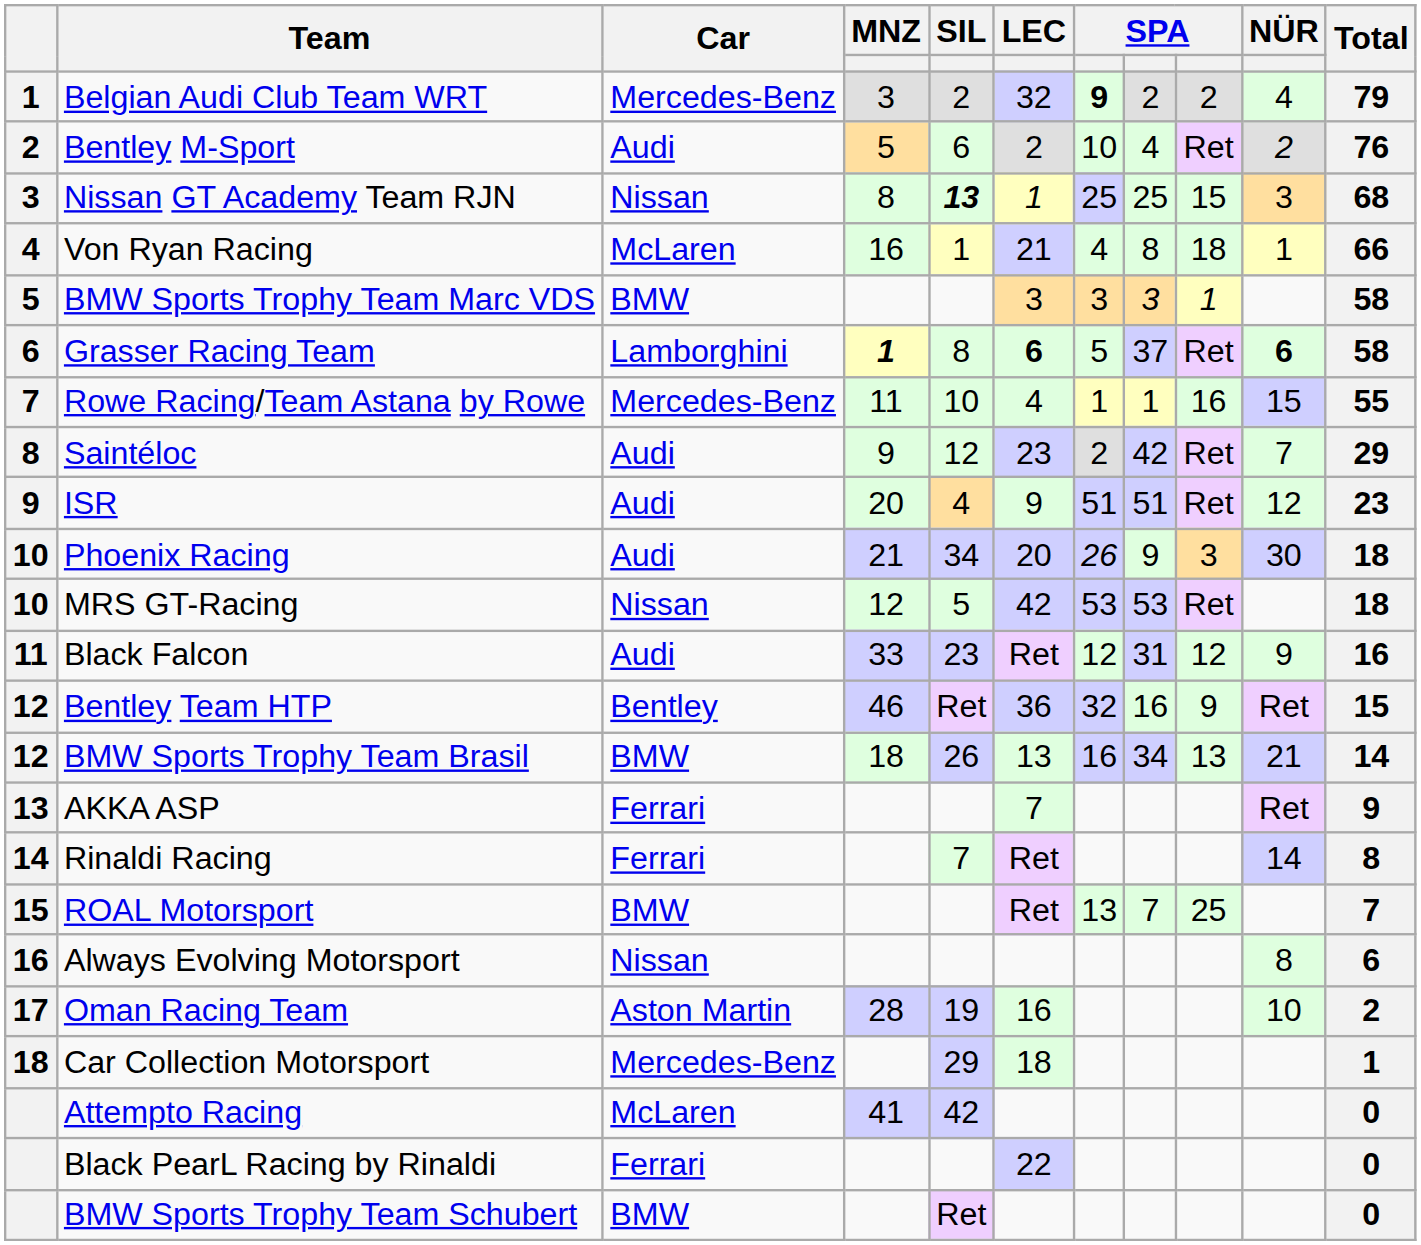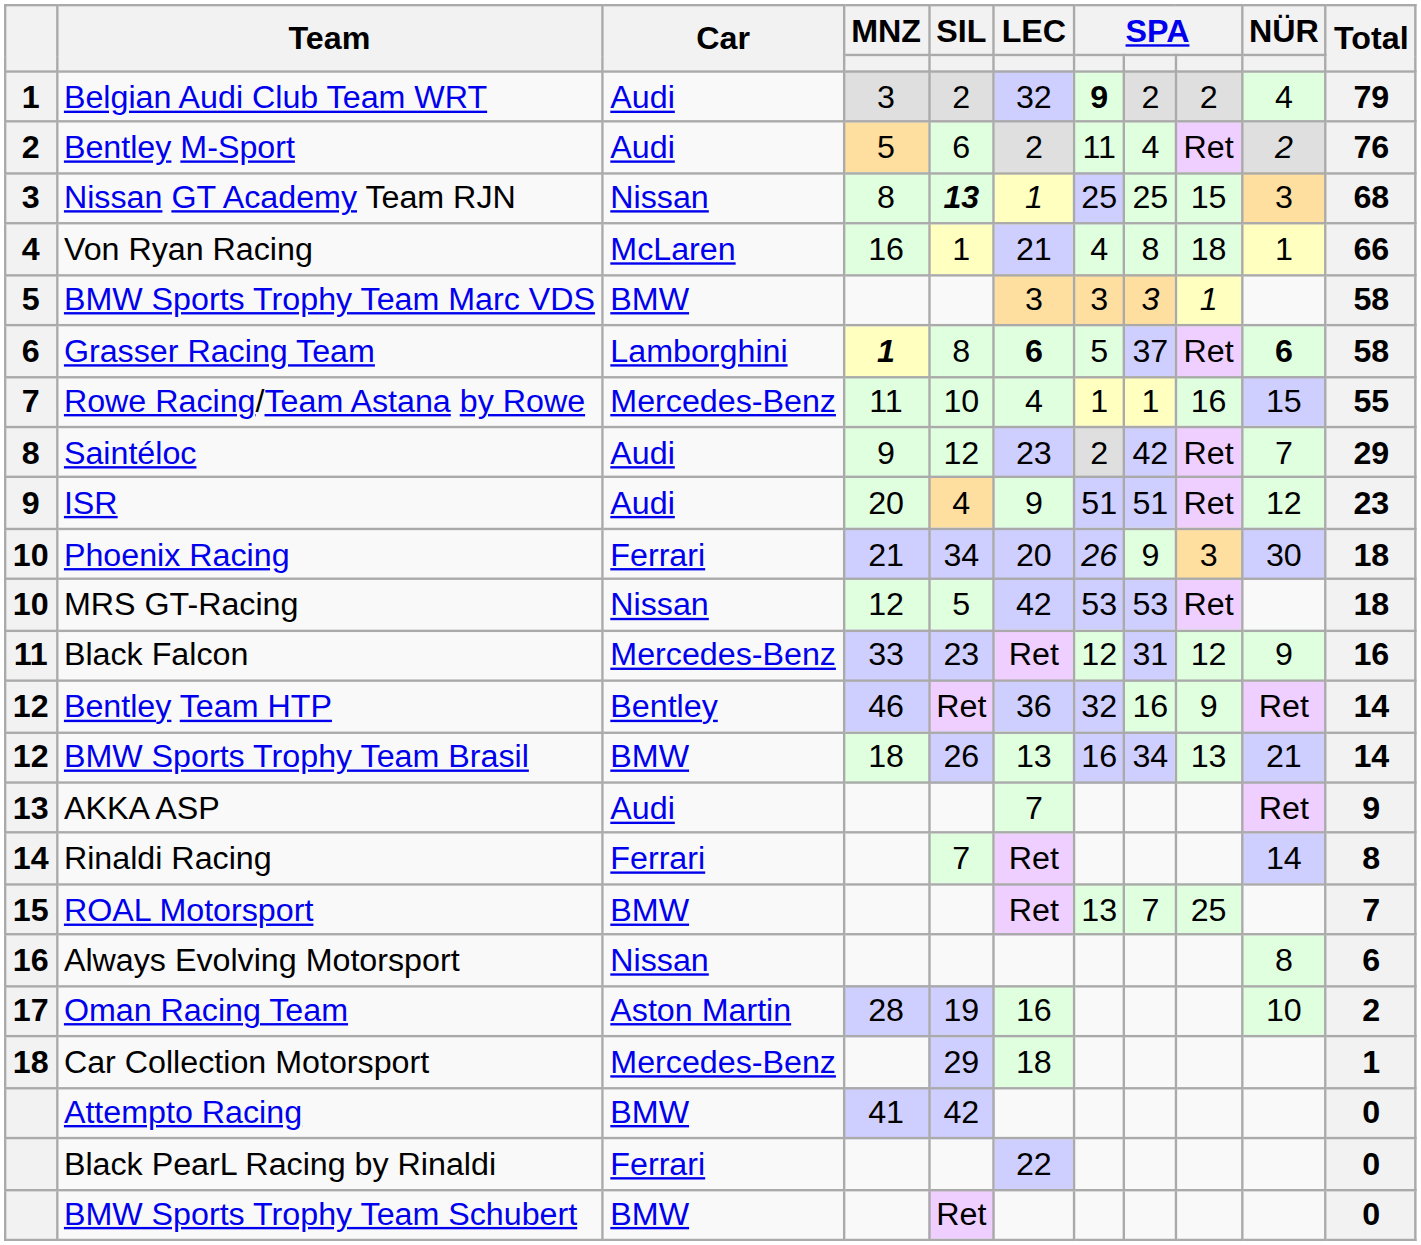(723, 96) Mercedes-Benz -> (643, 96) Audi
(1099, 147) 10 -> (1099, 147) 11
(643, 554) Audi -> (658, 554) Ferrari
(643, 655) Audi -> (723, 655) Mercedes-Benz
(1371, 706) 15 -> (1371, 706) 14
(658, 808) Ferrari -> (643, 808) Audi
(673, 1112) McLaren -> (650, 1112) BMW
